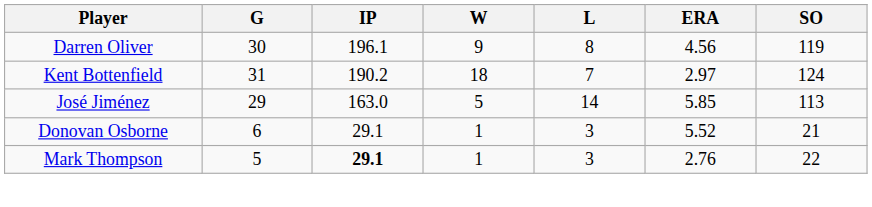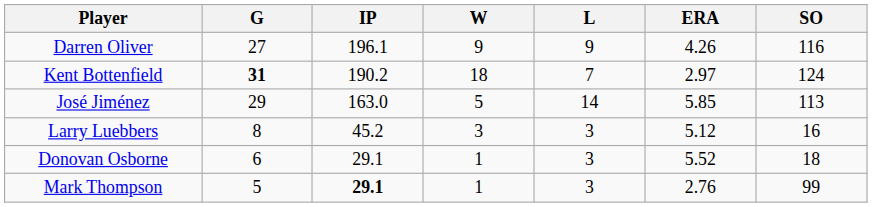(257, 46) 30 -> (257, 46) 27
(589, 46) 8 -> (589, 46) 9
(700, 46) 4.56 -> (700, 46) 4.26
(811, 46) 119 -> (811, 46) 116
(257, 74) normal -> (257, 74) bold
+ row: (103, 131)
(811, 131) 21 -> (811, 159) 18
(811, 159) 22 -> (811, 187) 99
